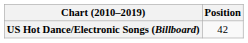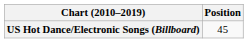(223, 29) 42 -> (223, 29) 45
